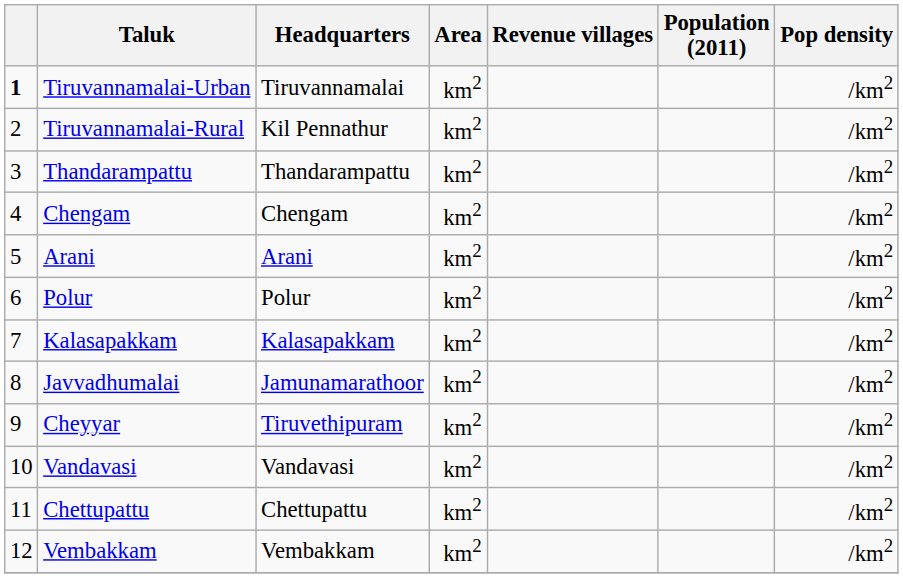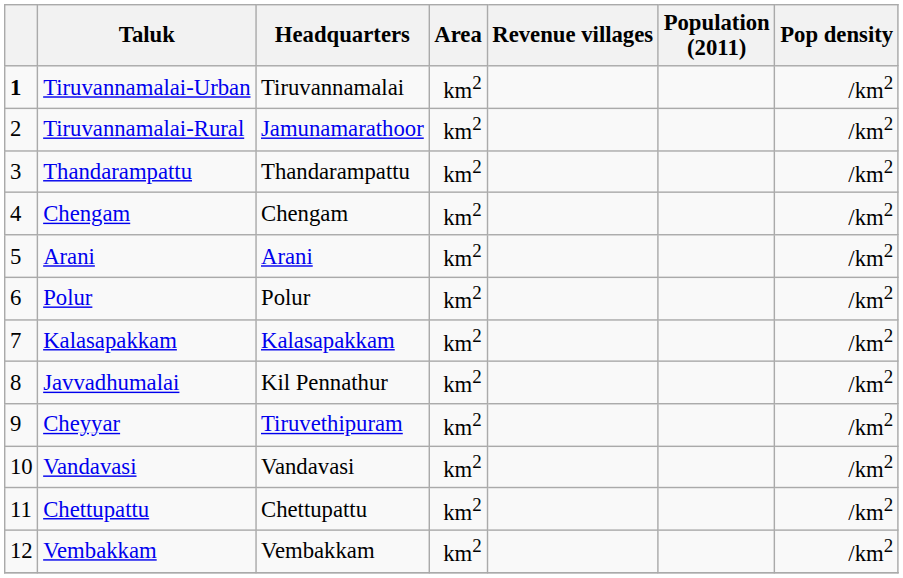(324, 129) Kil Pennathur -> (342, 129) Jamunamarathoor
(342, 382) Jamunamarathoor -> (324, 382) Kil Pennathur
